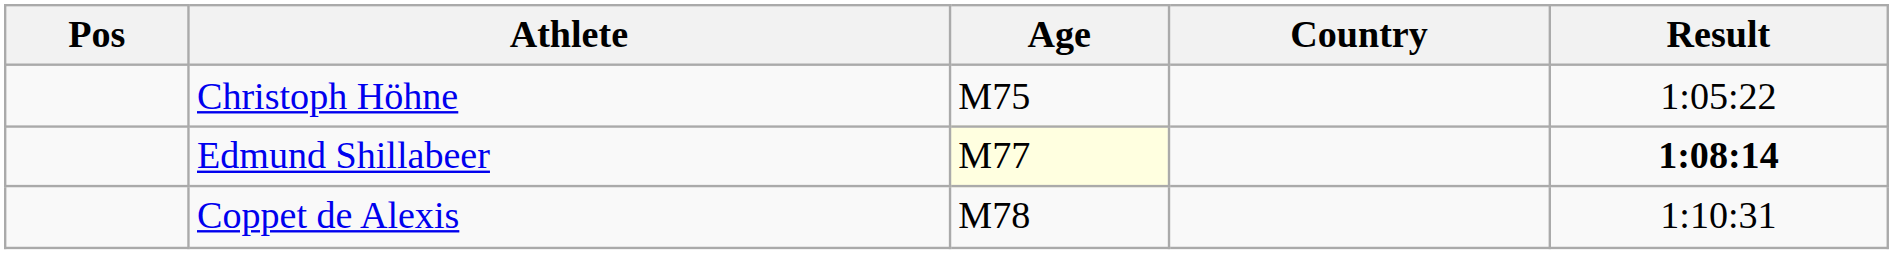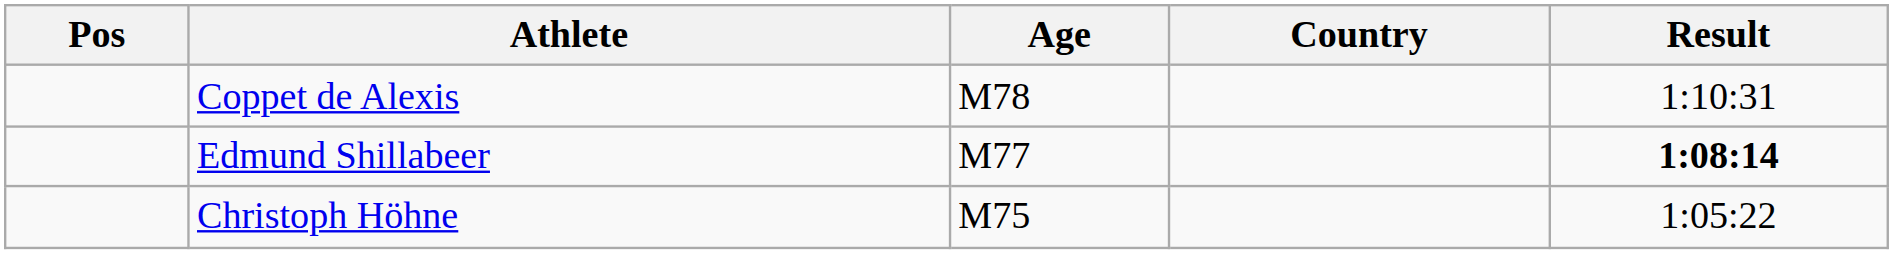rows swapped: (328, 95) <-> (328, 215)
(994, 155) lightyellow background -> (994, 155) no background
